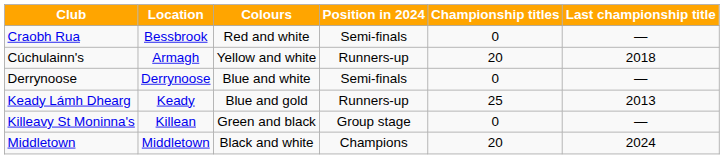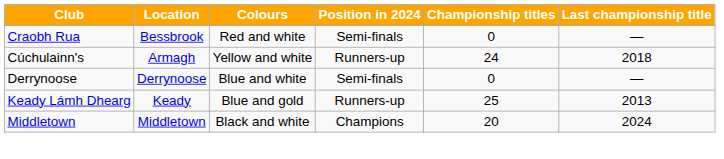(495, 57) 20 -> (491, 57) 24
- row: (71, 121)
